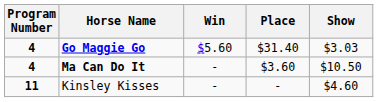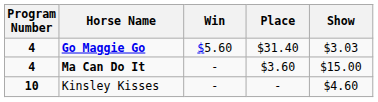(341, 67) $10.50 -> (341, 67) $15.00
(32, 86) 11 -> (32, 86) 10
